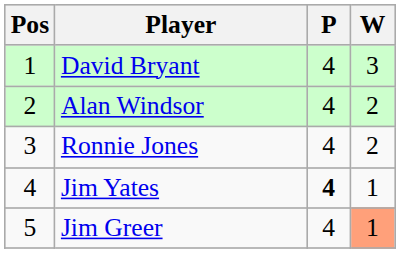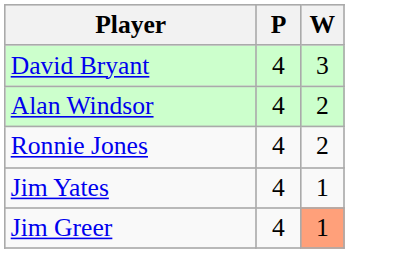- column: (30, 24)
(329, 187) bold -> (278, 187) normal
